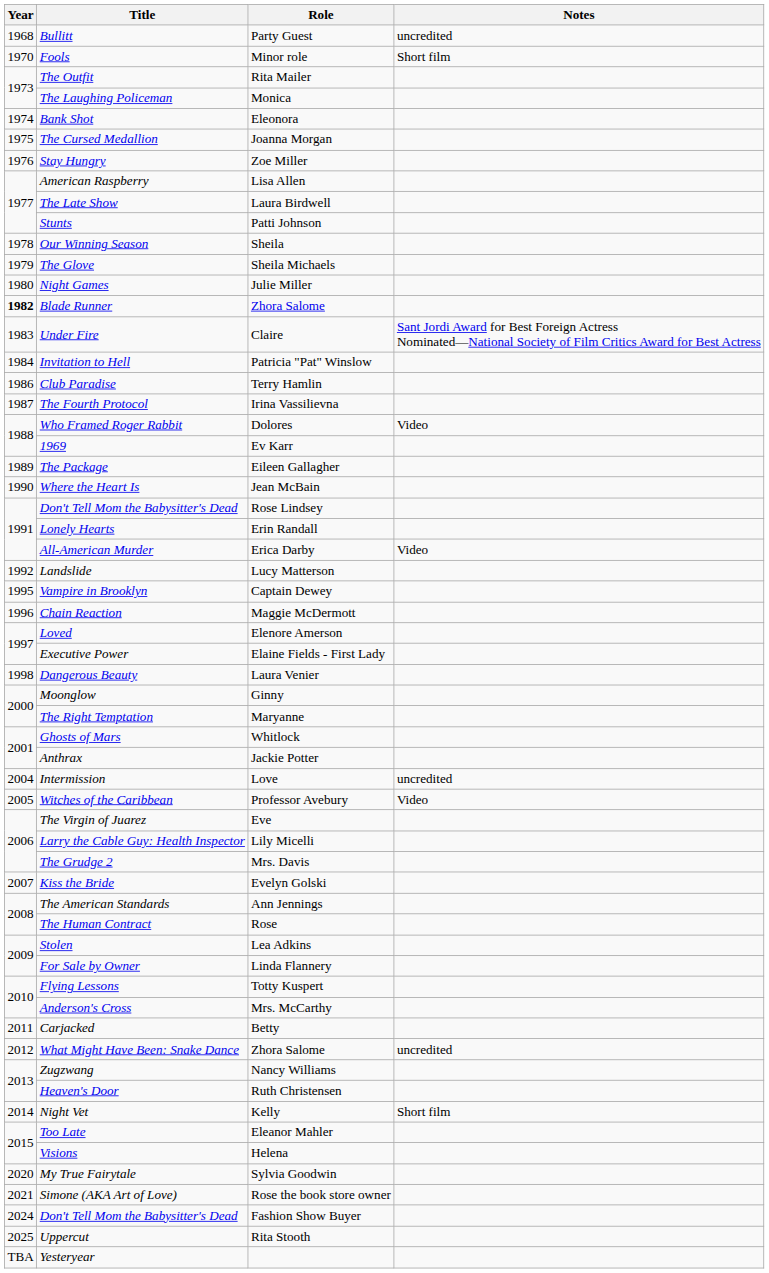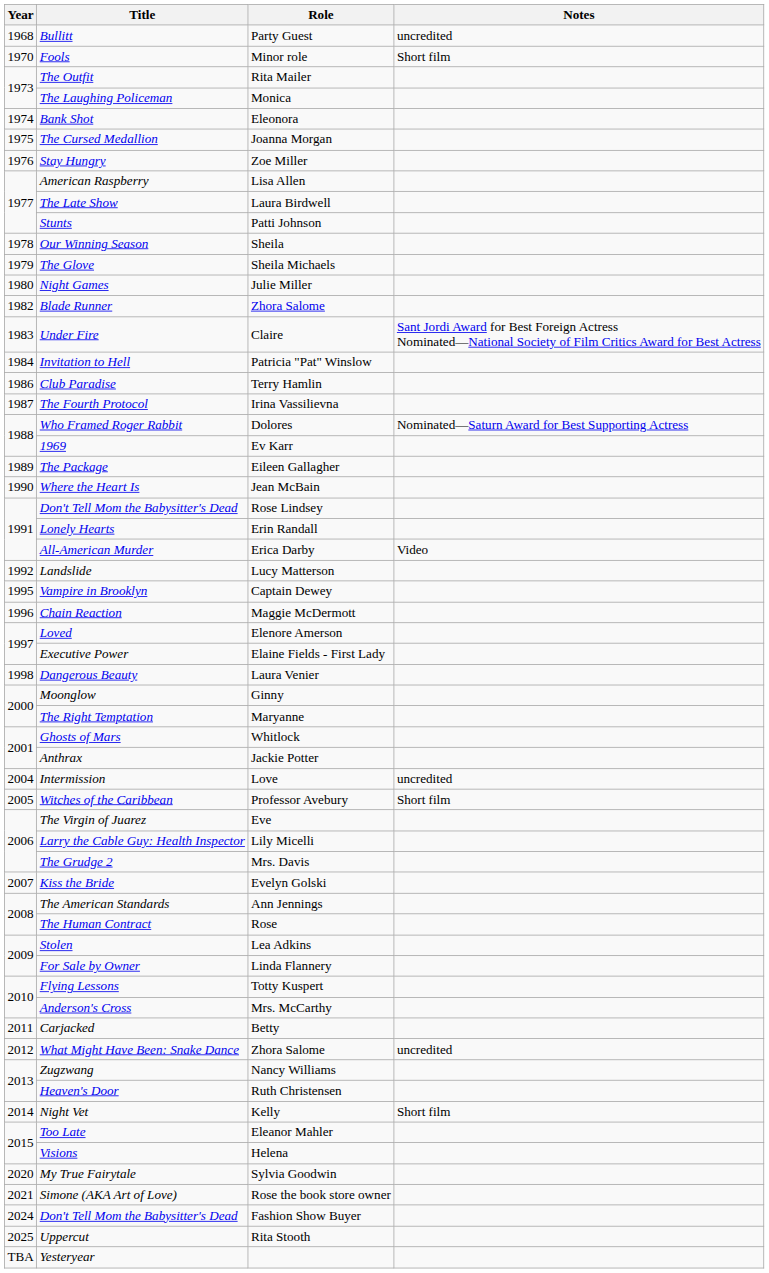(21, 306) bold -> (21, 306) normal
(413, 425) Video -> (543, 425) Nominated—Saturn Award for Best Supporting Actress
(413, 799) Video -> (424, 799) Short film
